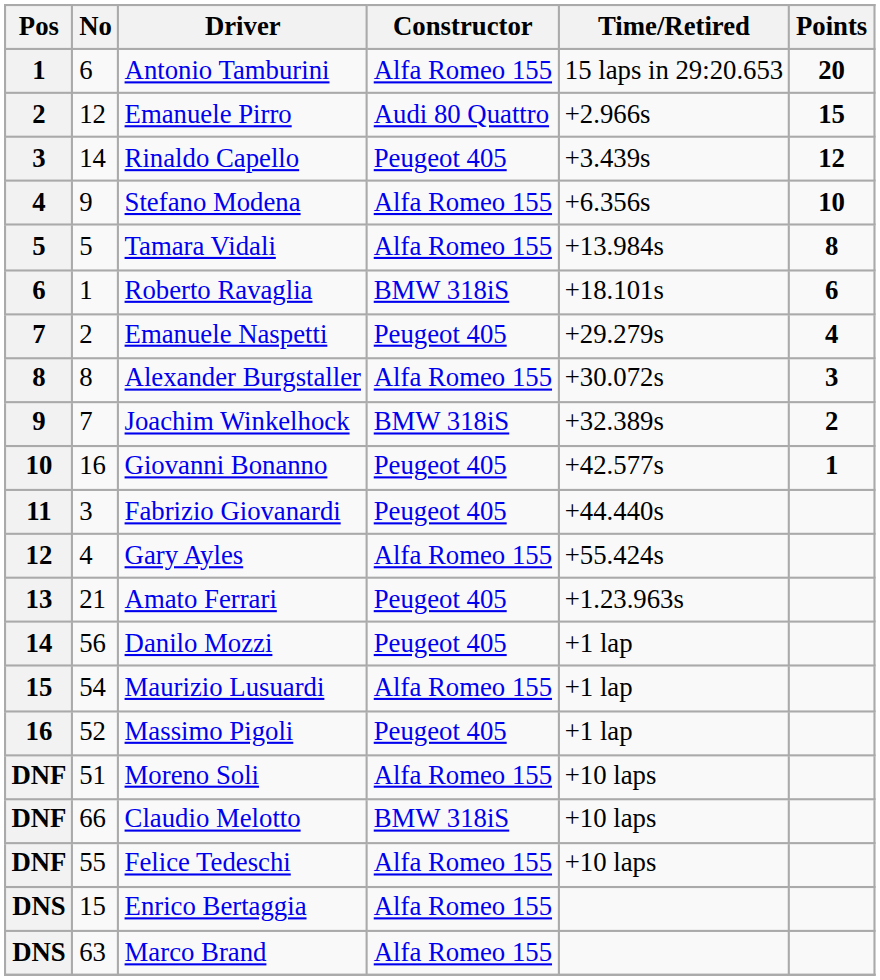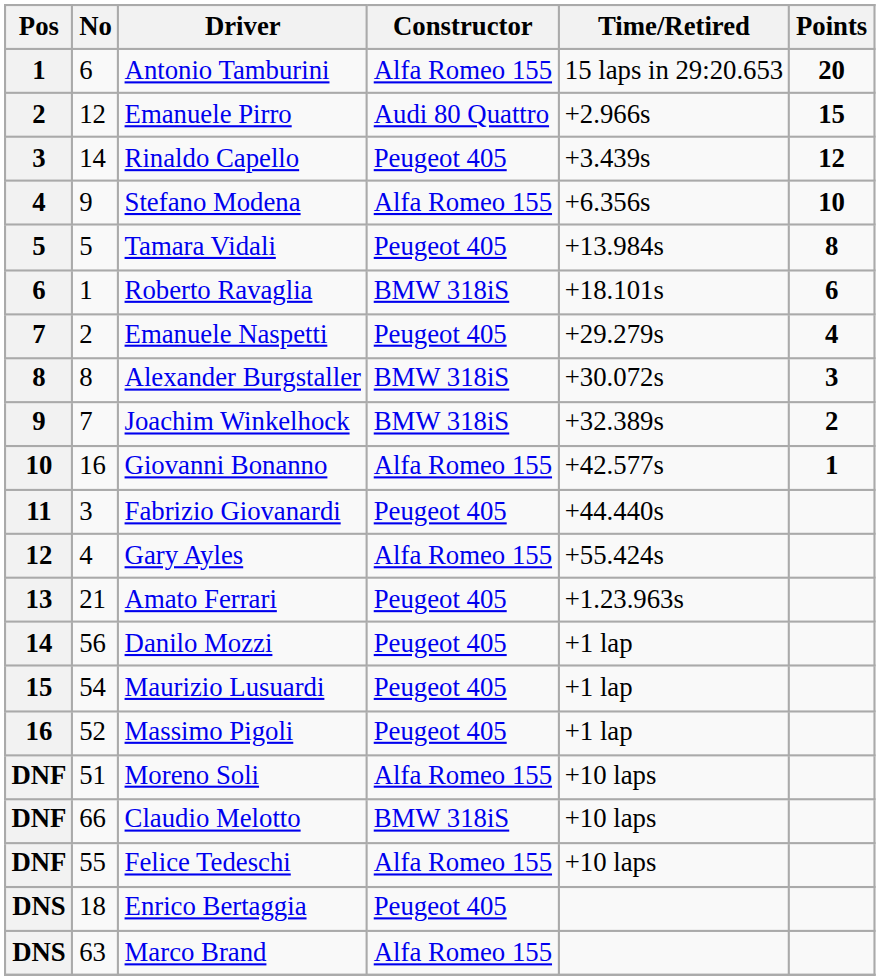(463, 246) Alfa Romeo 155 -> (440, 246) Peugeot 405
(463, 379) Alfa Romeo 155 -> (441, 379) BMW 318iS
(440, 467) Peugeot 405 -> (463, 467) Alfa Romeo 155
(463, 687) Alfa Romeo 155 -> (440, 687) Peugeot 405
(93, 908) 15 -> (93, 908) 18
(463, 908) Alfa Romeo 155 -> (440, 908) Peugeot 405
